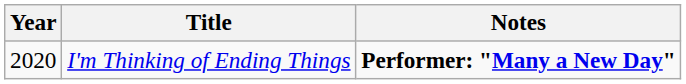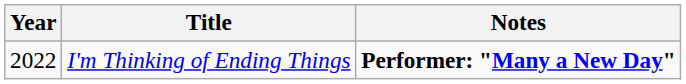(33, 59) 2020 -> (33, 59) 2022
